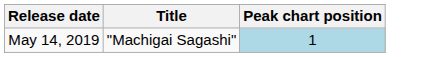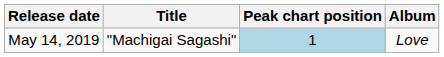+ column: (412, 16)
